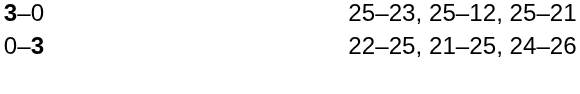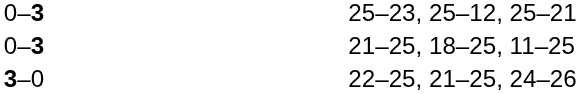(24, 12) 3–0 -> (24, 12) 0–3
+ row: (462, 46)
(24, 46) 0–3 -> (24, 79) 3–0
